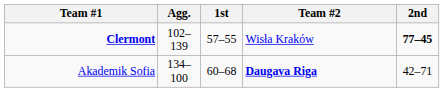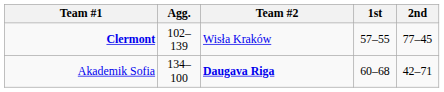columns swapped: (319, 13) <-> (222, 13)
(417, 39) bold -> (417, 39) normal
